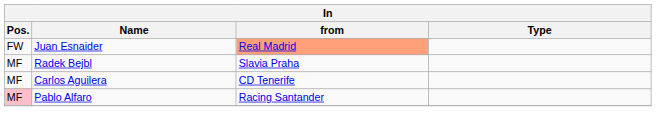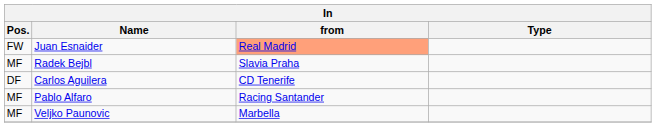(15, 81) MF -> (14, 81) DF
(15, 97) pink background -> (15, 97) no background
+ row: (72, 114)
